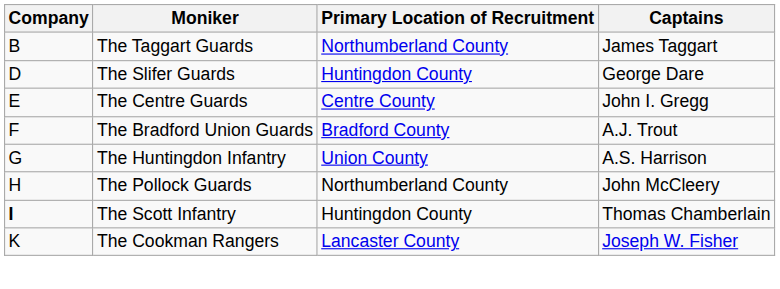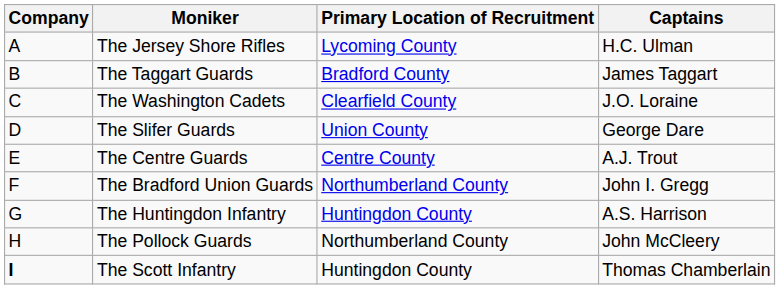+ row: (191, 46)
(415, 46) Northumberland County -> (385, 74) Bradford County
+ row: (191, 102)
(397, 74) Huntingdon County -> (375, 130) Union County
(656, 102) John I. Gregg -> (640, 158) A.J. Trout
(385, 130) Bradford County -> (415, 185) Northumberland County
(640, 130) A.J. Trout -> (656, 185) John I. Gregg
(375, 158) Union County -> (397, 213) Huntingdon County
- row: (188, 241)
